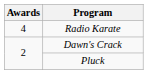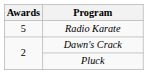(23, 28) 4 -> (23, 28) 5
